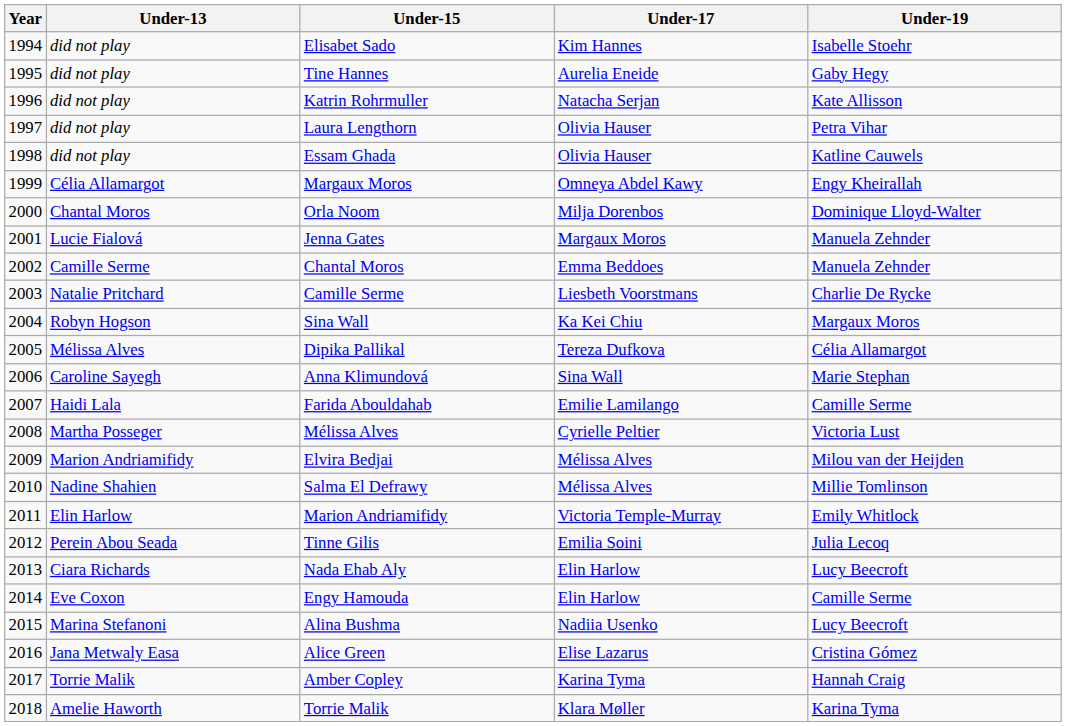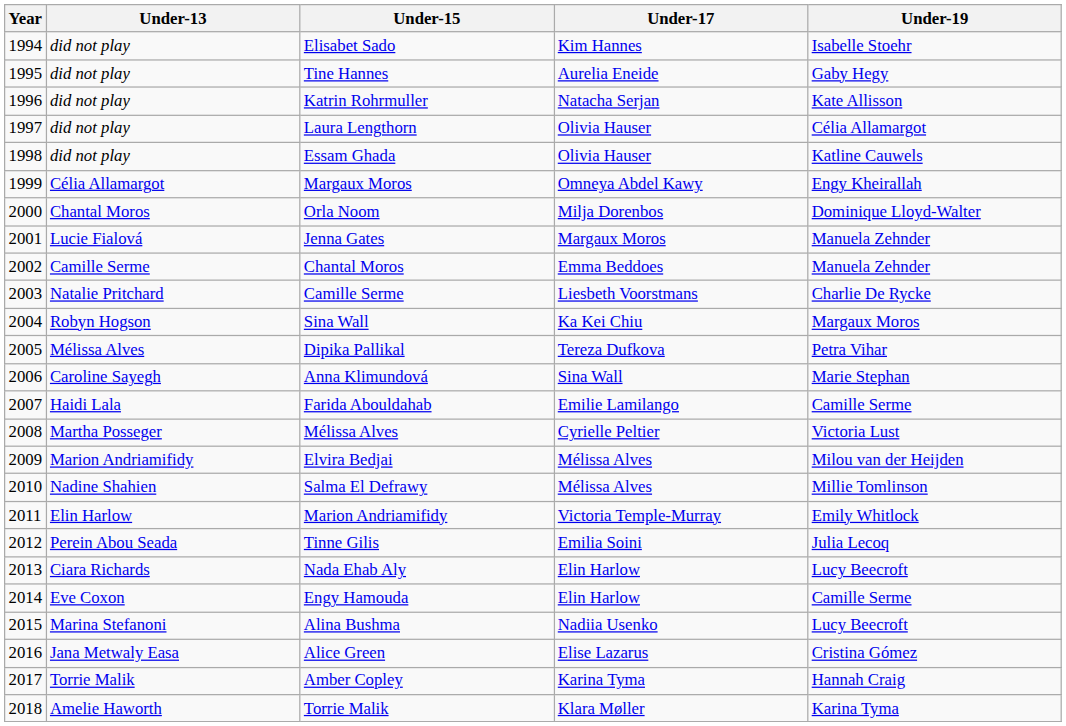(849, 128) Petra Vihar -> (869, 128) Célia Allamargot
(869, 349) Célia Allamargot -> (849, 349) Petra Vihar
